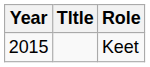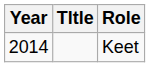(29, 47) 2015 -> (29, 47) 2014
